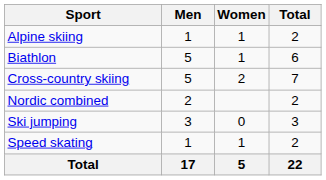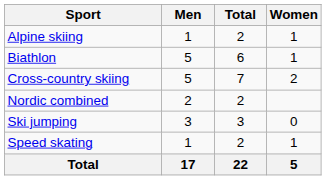columns swapped: (241, 15) <-> (295, 15)
